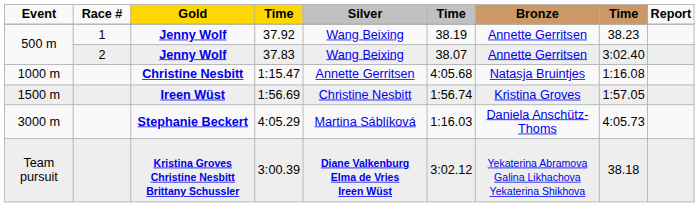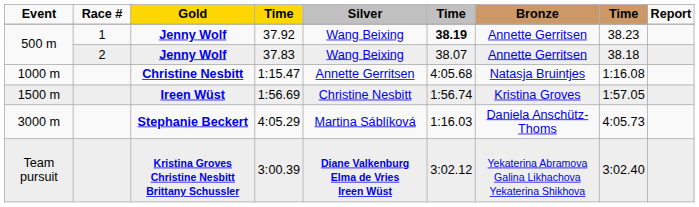(451, 34) normal -> (451, 34) bold
(624, 54) 3:02.40 -> (624, 54) 38.18
(624, 170) 38.18 -> (624, 170) 3:02.40
